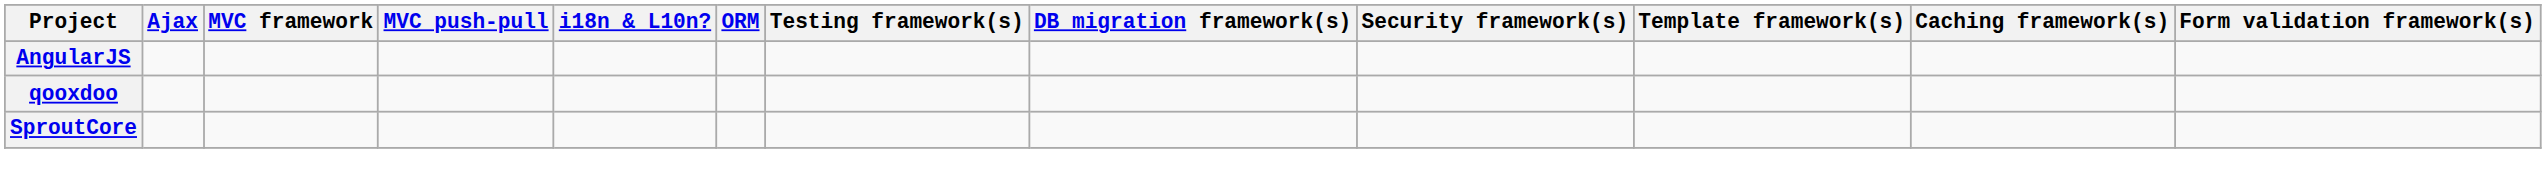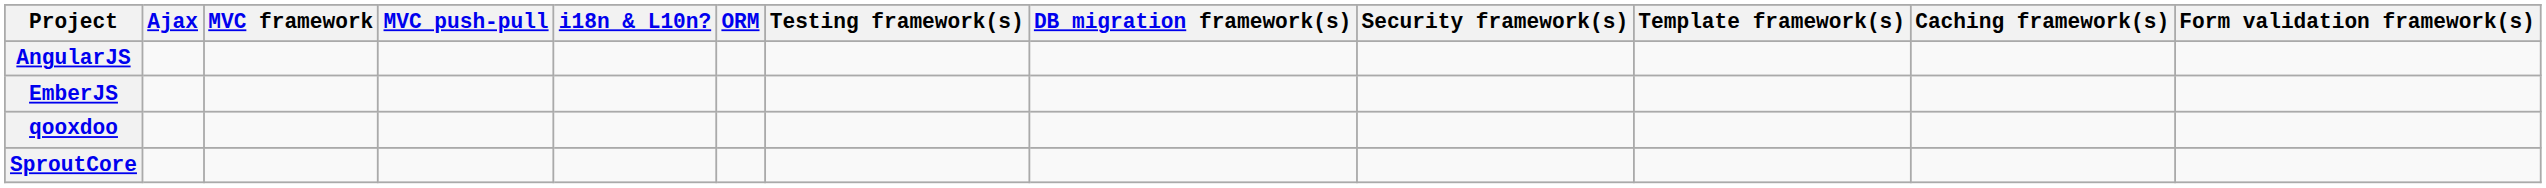+ row: (74, 94)
